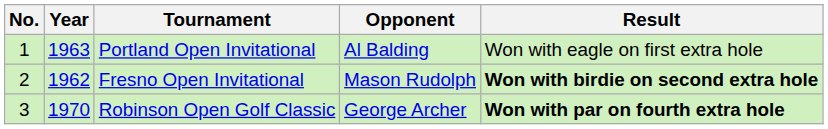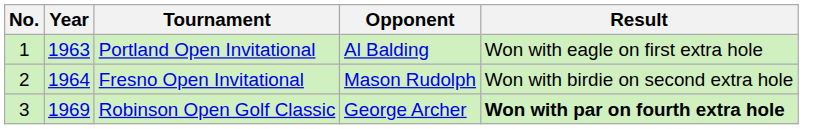(69, 79) 1962 -> (69, 79) 1964
(651, 79) bold -> (639, 79) normal
(69, 109) 1970 -> (69, 109) 1969
